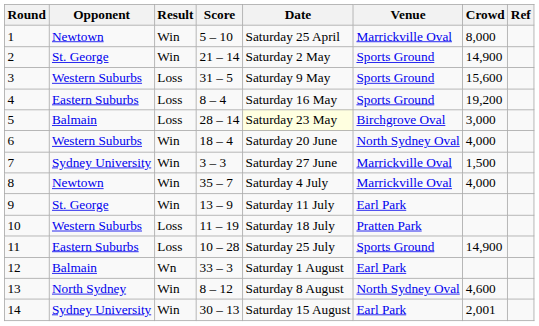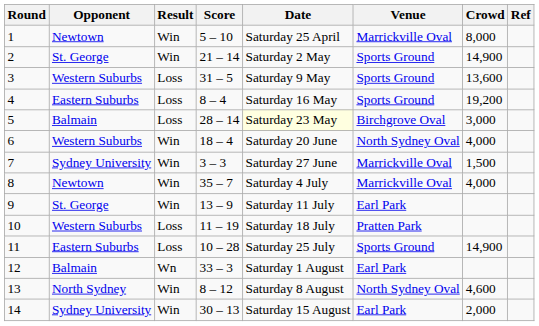(484, 78) 15,600 -> (484, 78) 13,600
(481, 309) 2,001 -> (481, 309) 2,000
